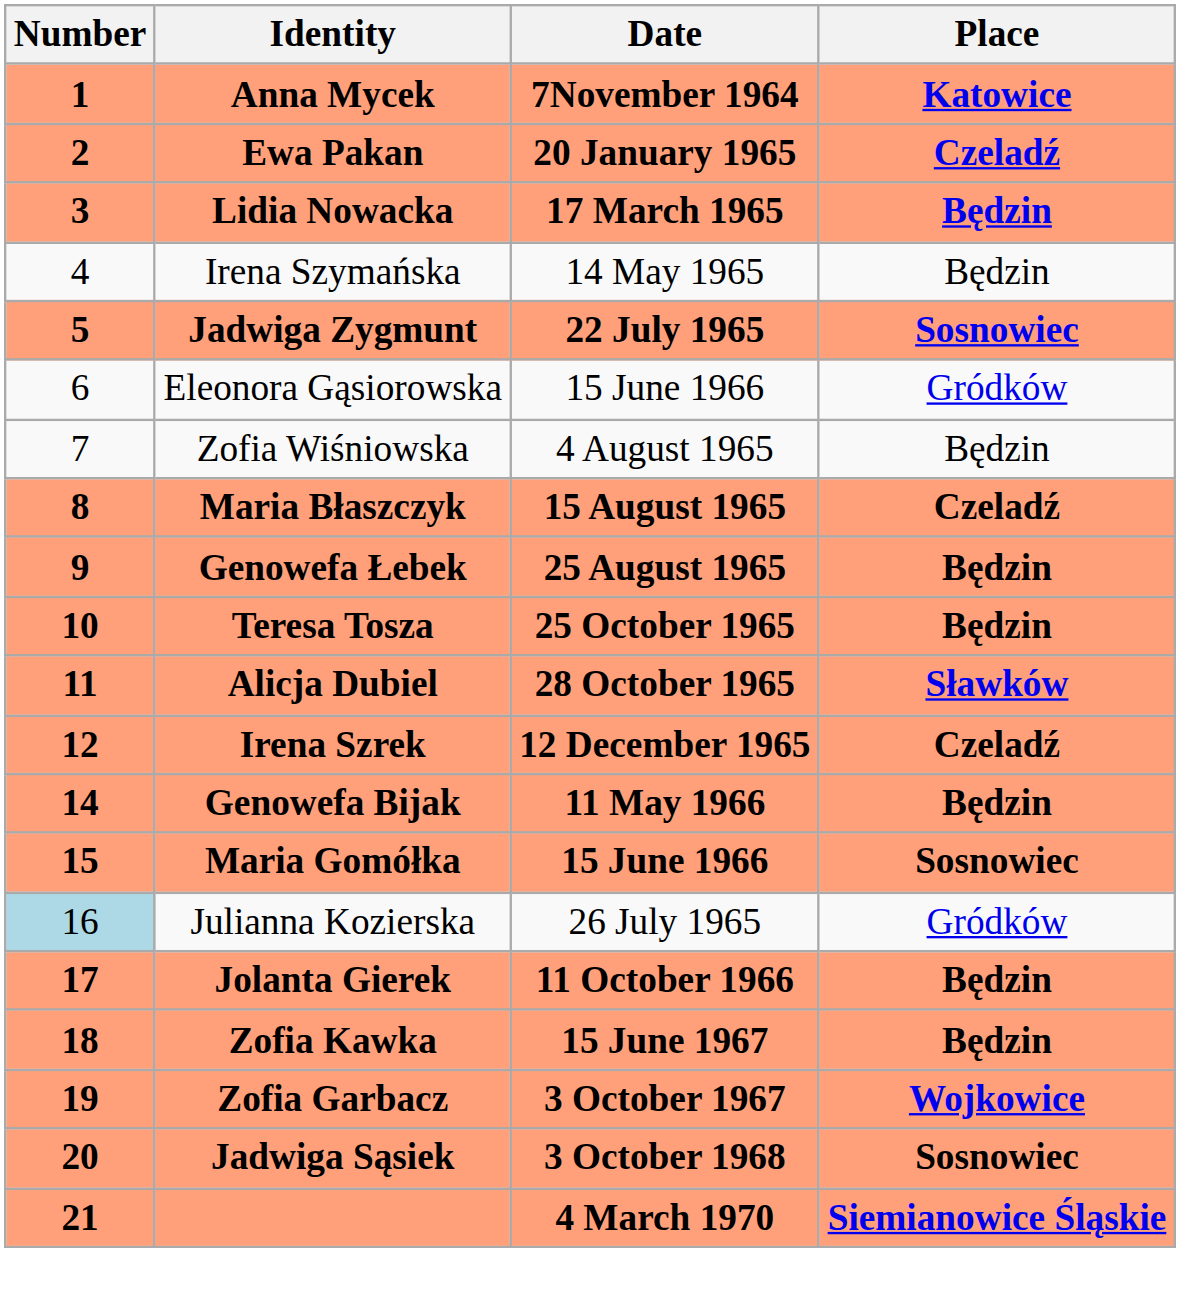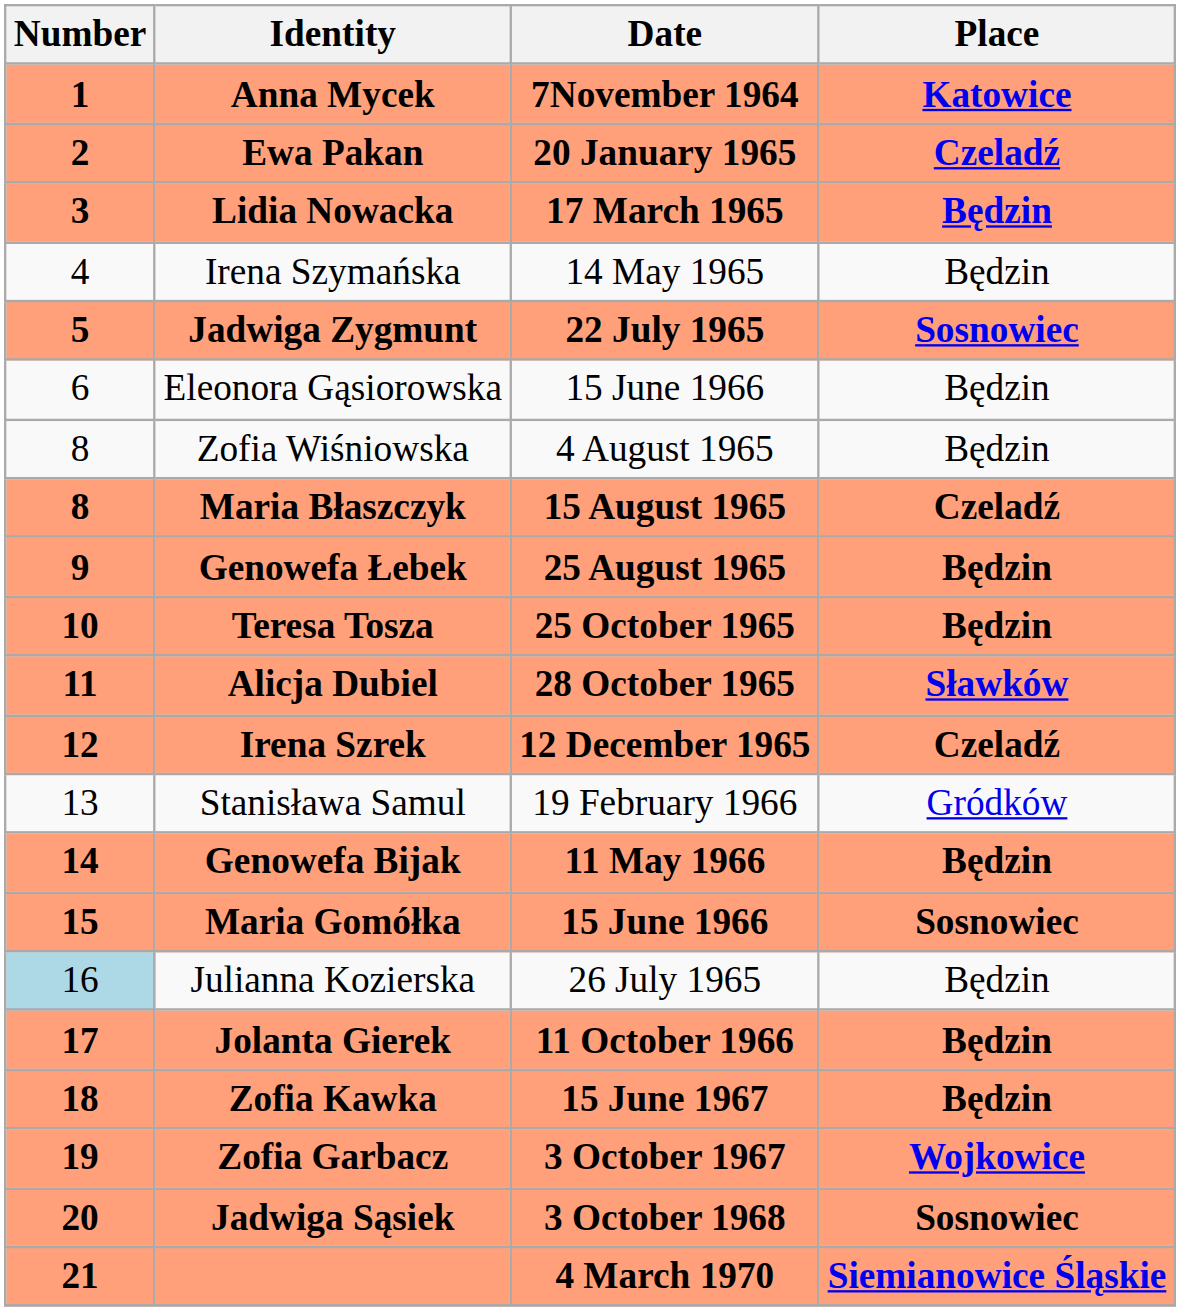(997, 388) Gródków -> (997, 388) Będzin
(80, 447) 7 -> (80, 447) 8
+ row: (333, 802)
(997, 920) Gródków -> (997, 980) Będzin
